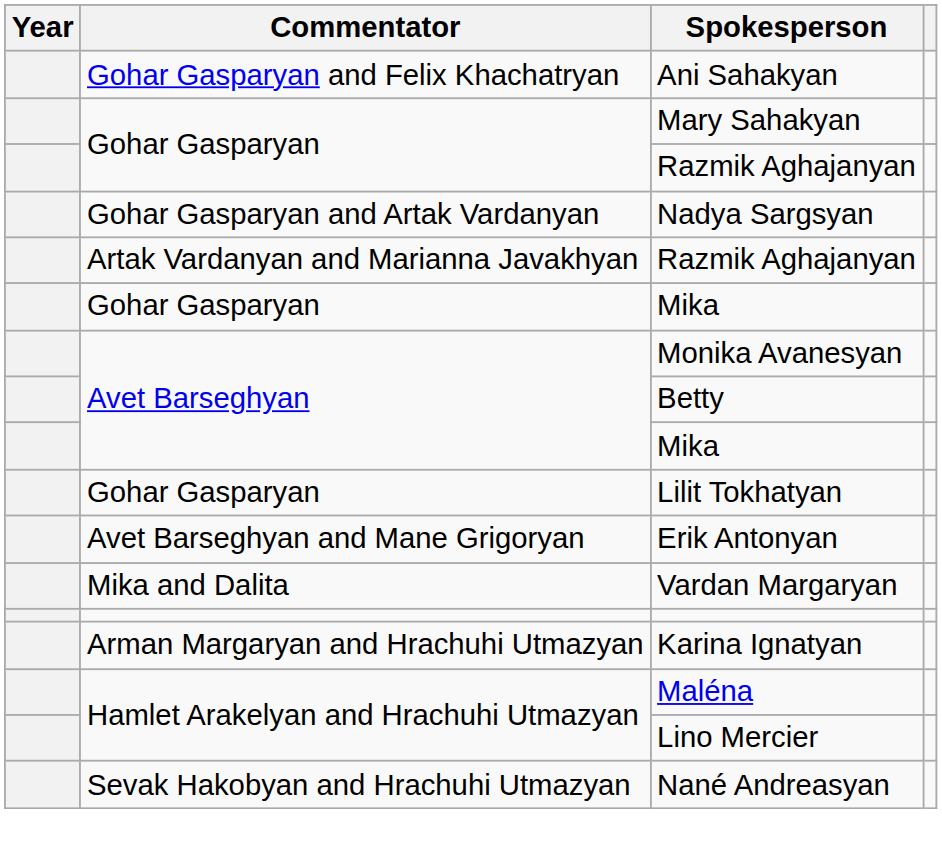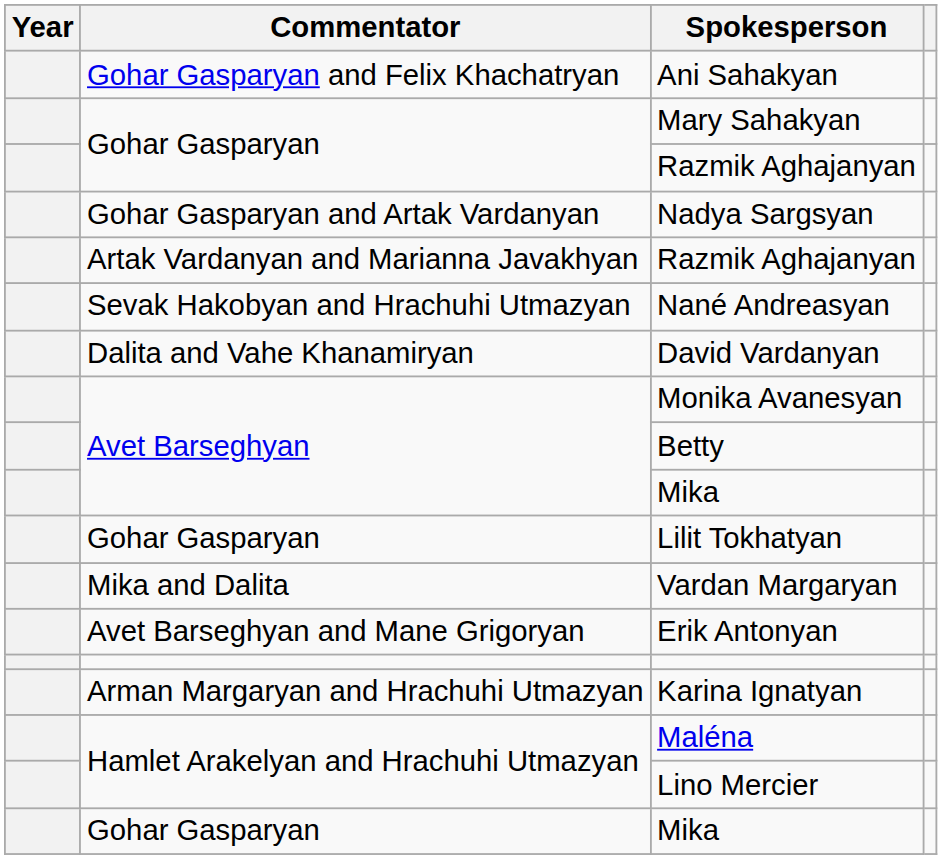rows swapped: (203, 306) <-> (359, 784)
+ row: (280, 352)
rows swapped: (188, 584) <-> (336, 538)
